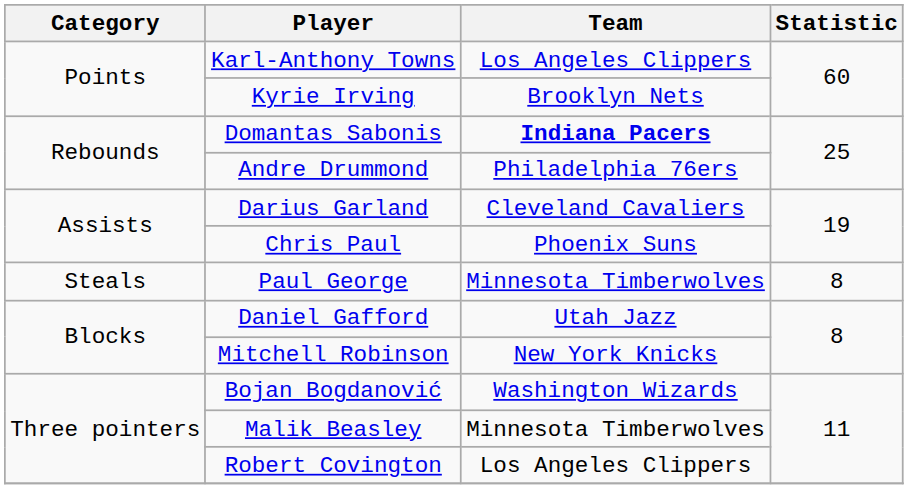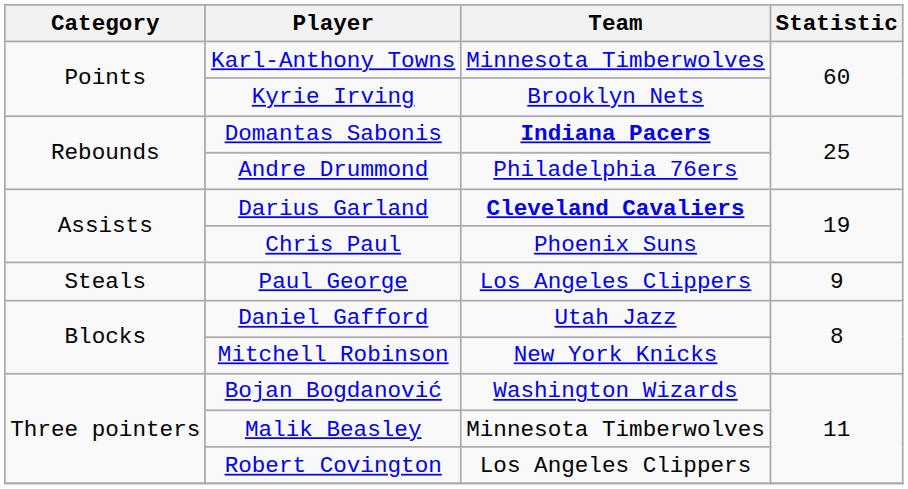(616, 60) Los Angeles Clippers -> (616, 60) Minnesota Timberwolves
(616, 208) normal -> (616, 208) bold
(616, 281) Minnesota Timberwolves -> (616, 281) Los Angeles Clippers
(837, 281) 8 -> (837, 281) 9
